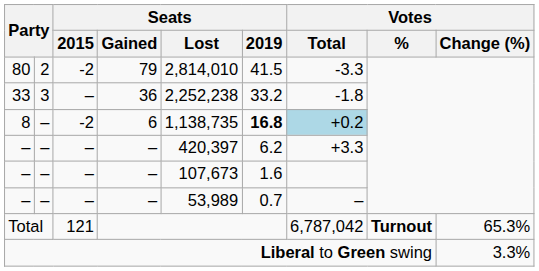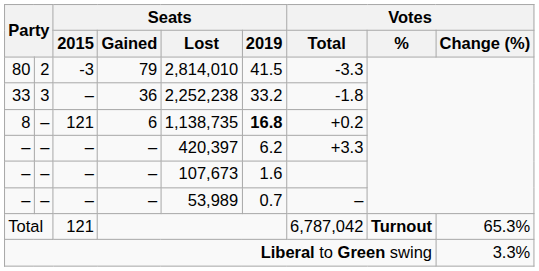(86, 69) -2 -> (86, 69) -3
(86, 122) -2 -> (80, 122) 121
(347, 122) lightblue background -> (347, 122) no background
